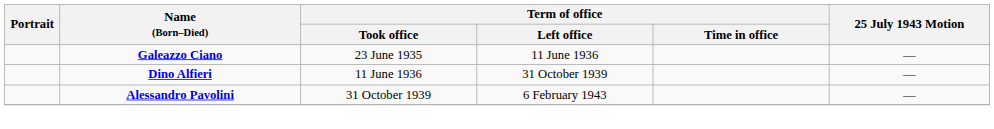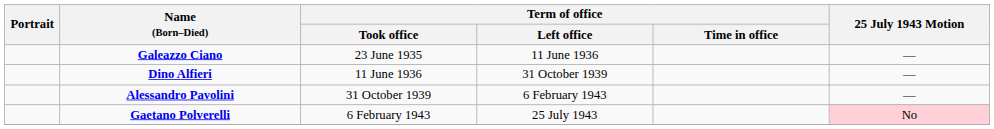+ row: (180, 114)
